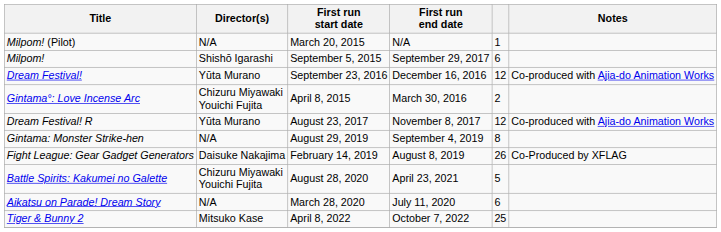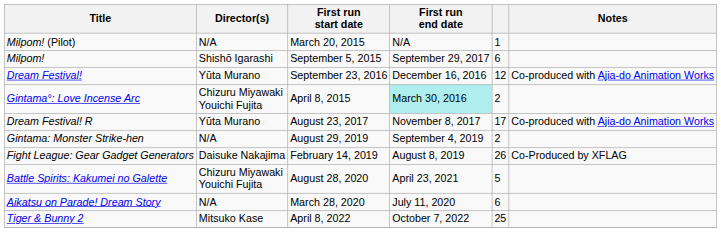(430, 99) no background -> (430, 99) paleturquoise background
(500, 122) 12 -> (500, 122) 17
(497, 139) 8 -> (497, 139) 2
